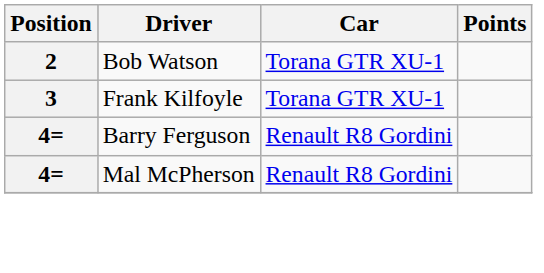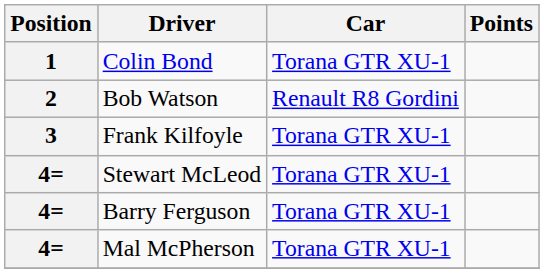+ row: (158, 60)
(355, 60) Torana GTR XU-1 -> (365, 98) Renault R8 Gordini
+ row: (182, 173)
(359, 135) Renault R8 Gordini -> (361, 211) Torana GTR XU-1
(359, 173) Renault R8 Gordini -> (361, 248) Torana GTR XU-1
